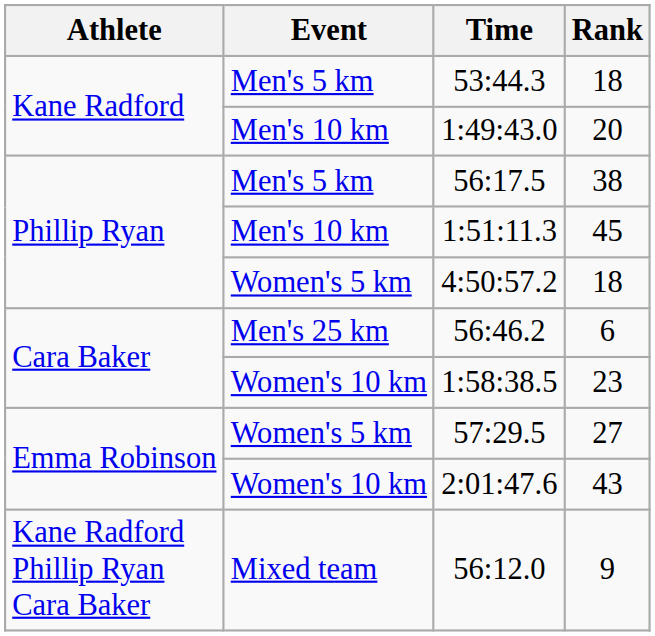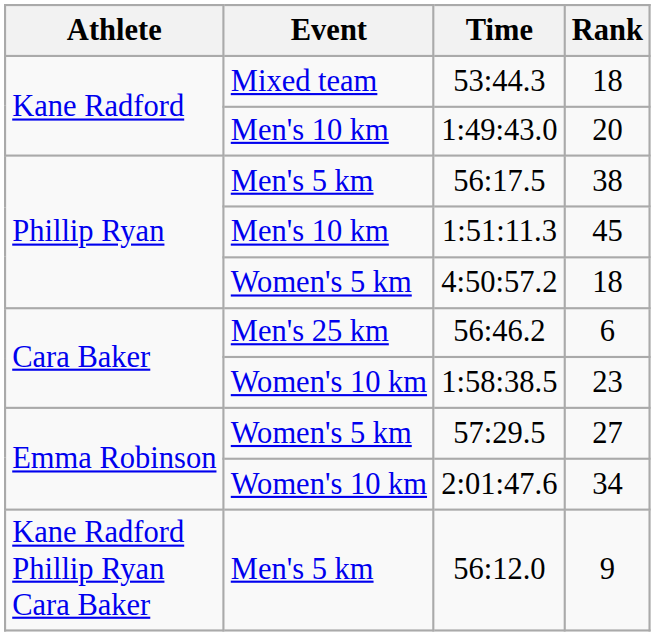(302, 80) Men's 5 km -> (304, 80) Mixed team
(607, 483) 43 -> (607, 483) 34
(304, 569) Mixed team -> (302, 569) Men's 5 km
